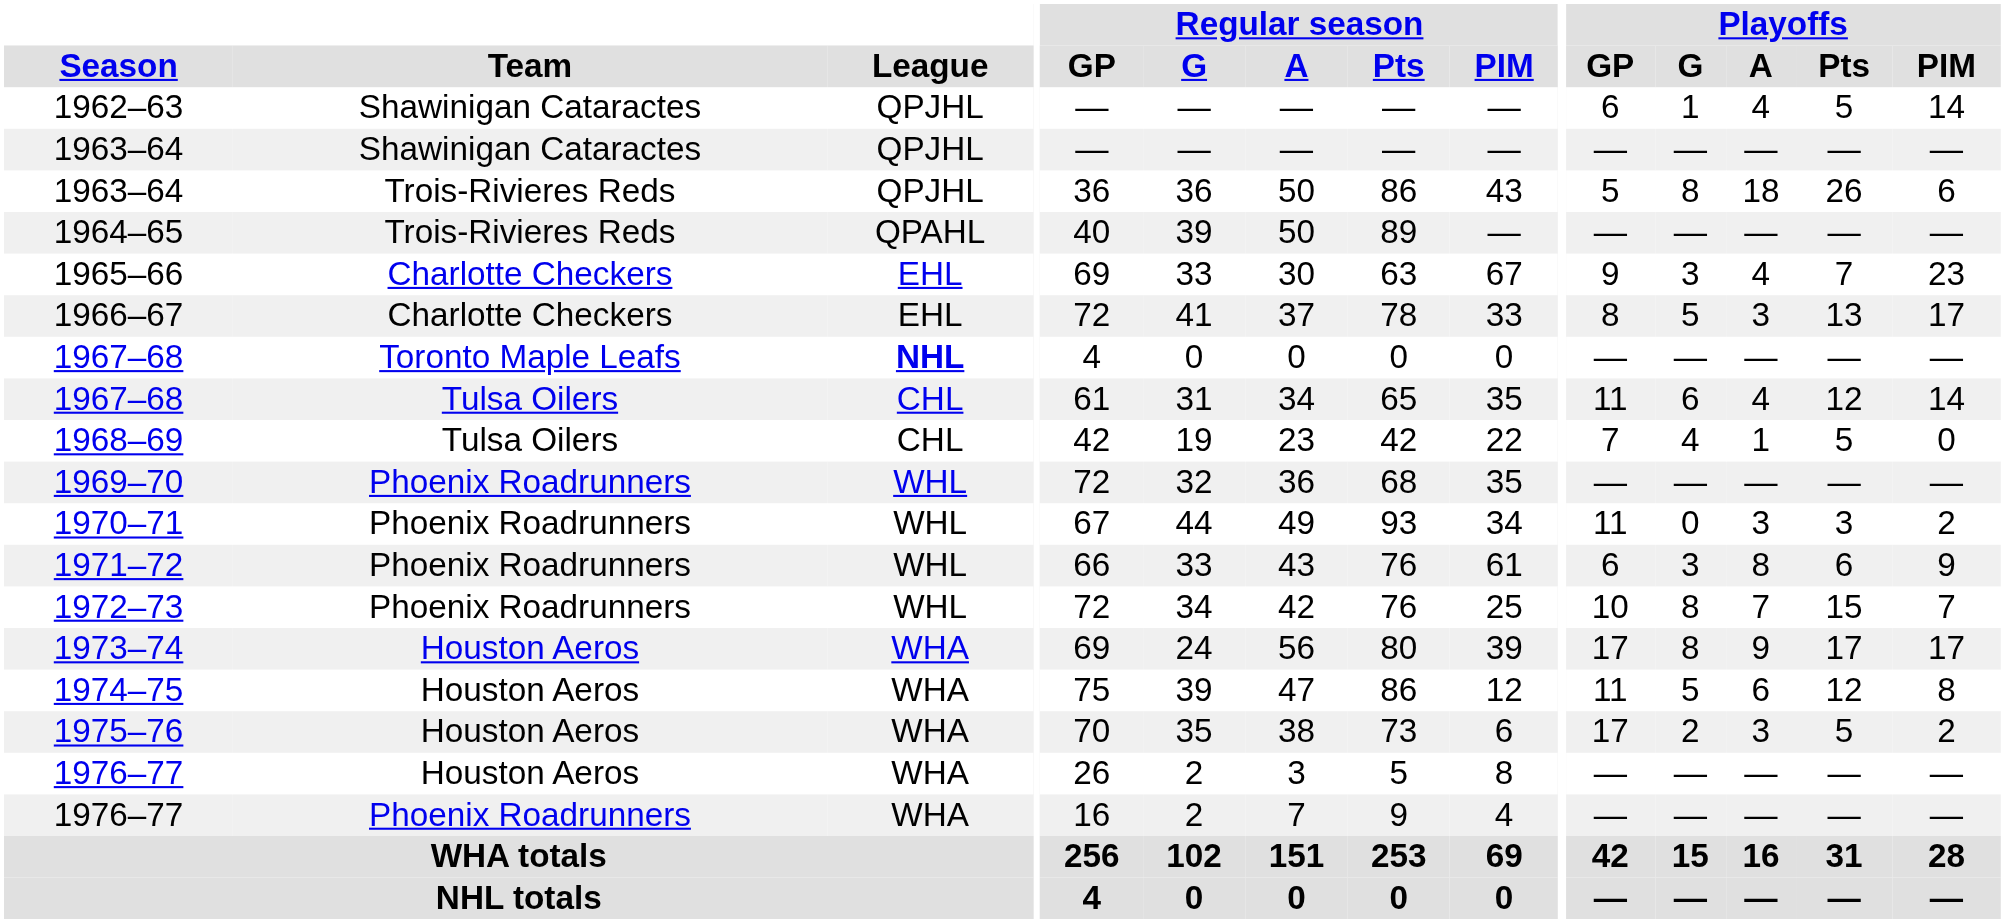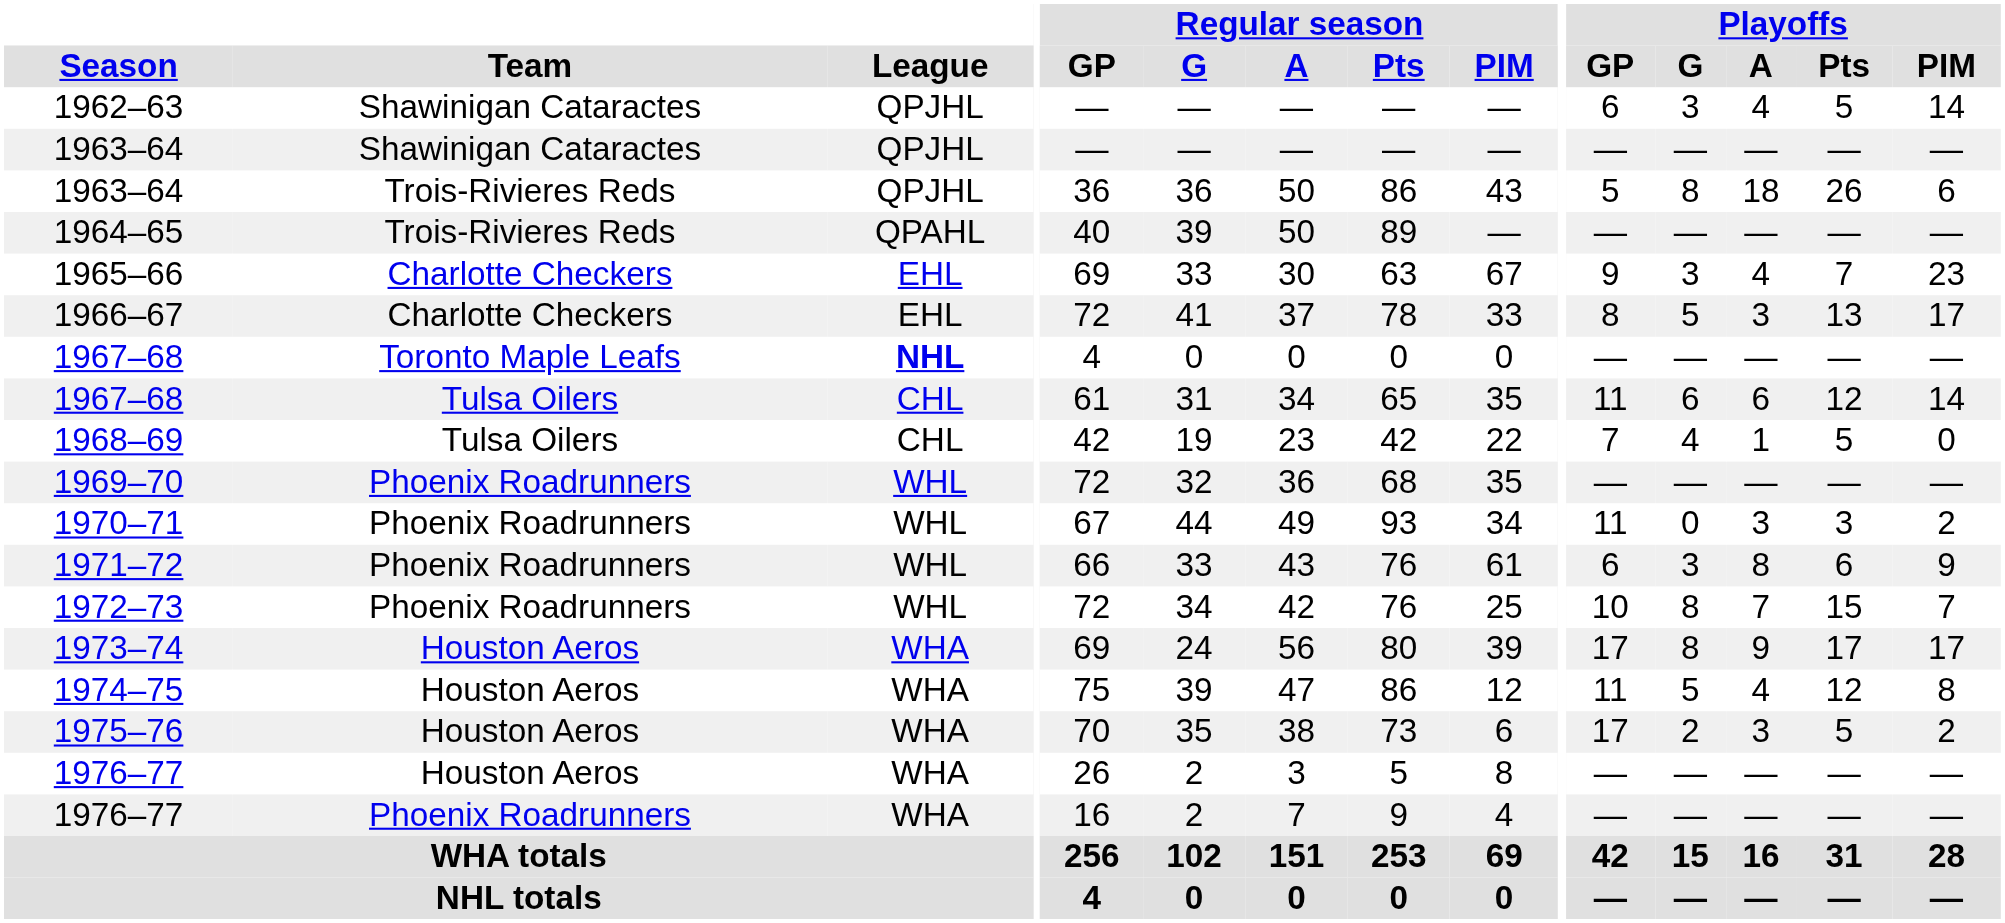(1690, 107) 1 -> (1690, 107) 3
(1761, 398) 4 -> (1761, 398) 6
(1761, 689) 6 -> (1761, 689) 4
